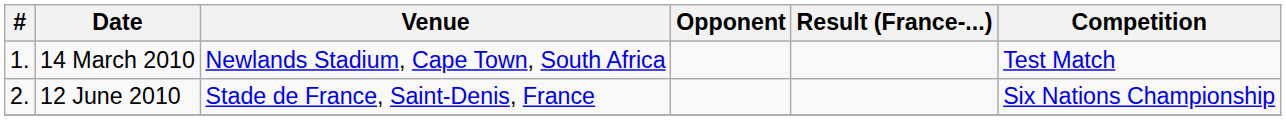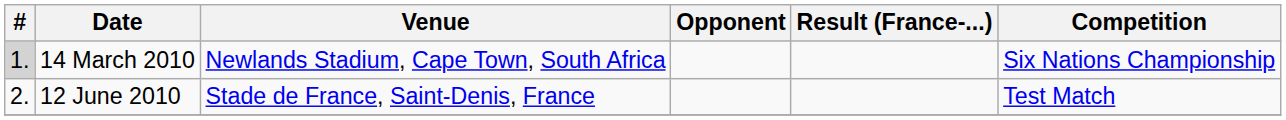(20, 59) no background -> (20, 59) lightgrey background
(1059, 59) Test Match -> (1139, 59) Six Nations Championship
(1139, 96) Six Nations Championship -> (1059, 96) Test Match
